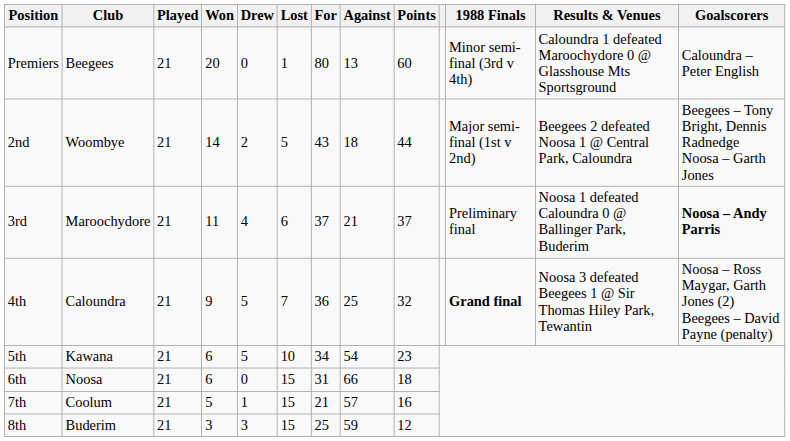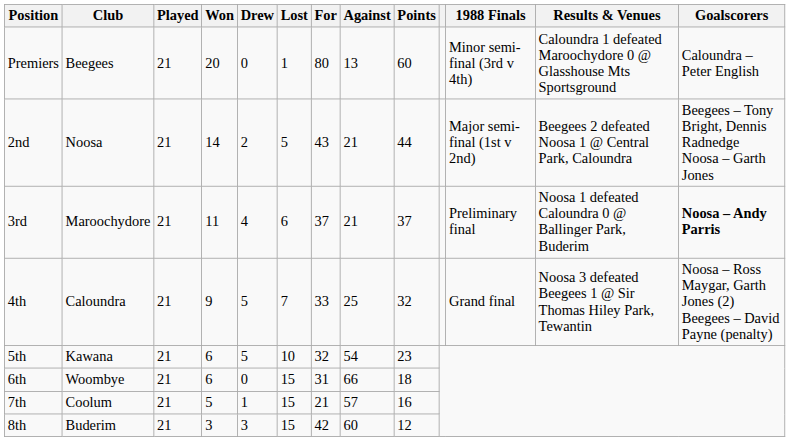(95, 142) Woombye -> (84, 142) Noosa
(351, 142) 18 -> (351, 142) 21
(322, 301) 36 -> (322, 301) 33
(485, 301) bold -> (482, 301) normal
(322, 356) 34 -> (322, 356) 32
(84, 379) Noosa -> (95, 379) Woombye
(322, 425) 25 -> (322, 425) 42
(351, 425) 59 -> (351, 425) 60
